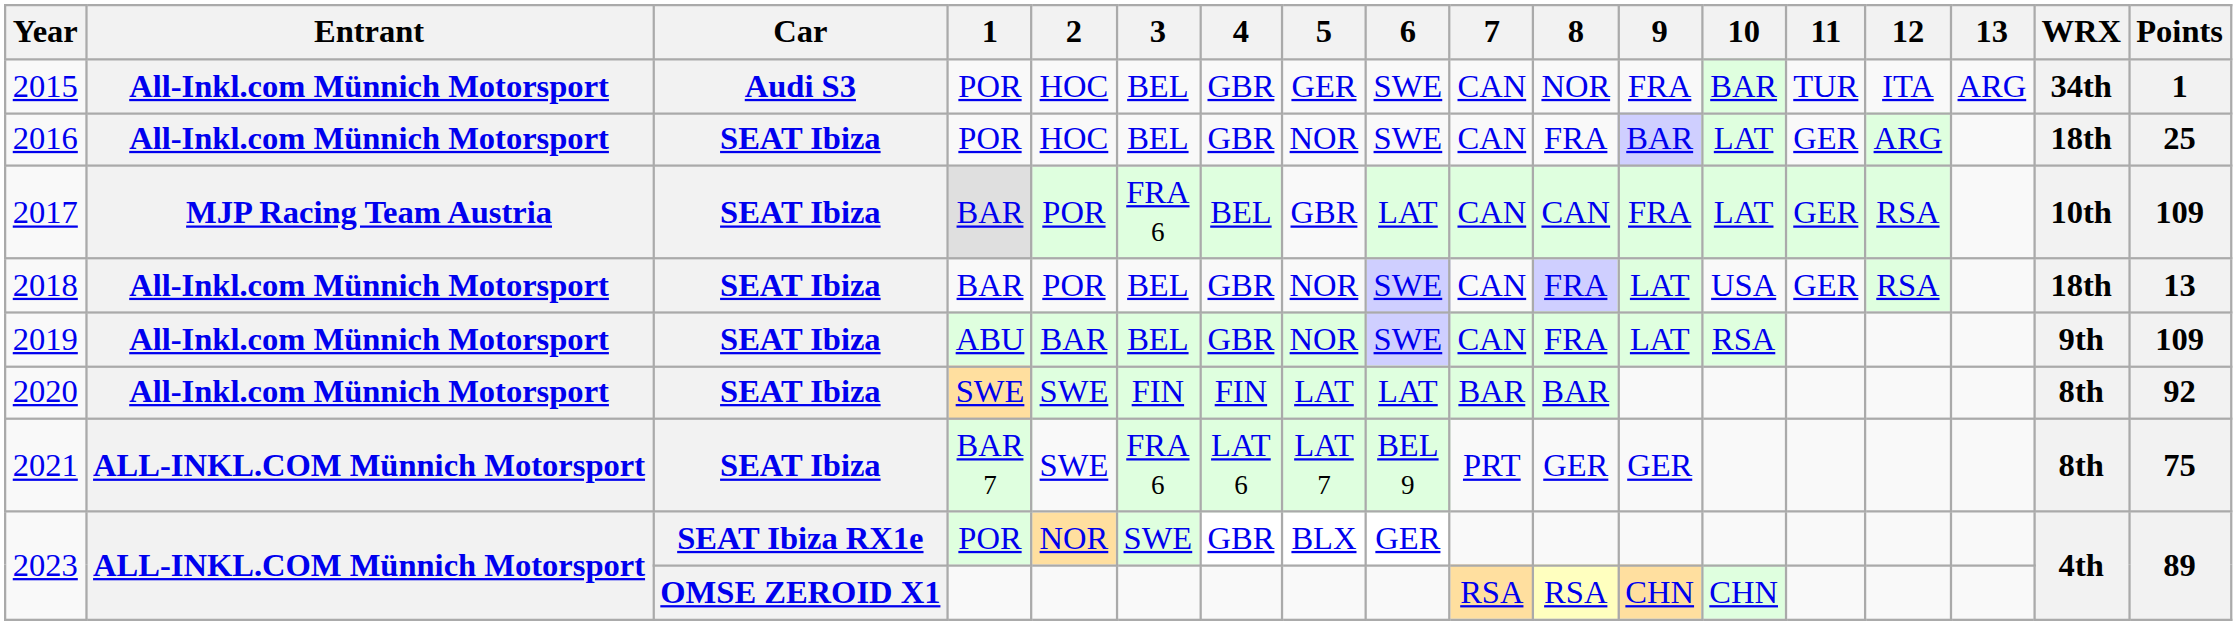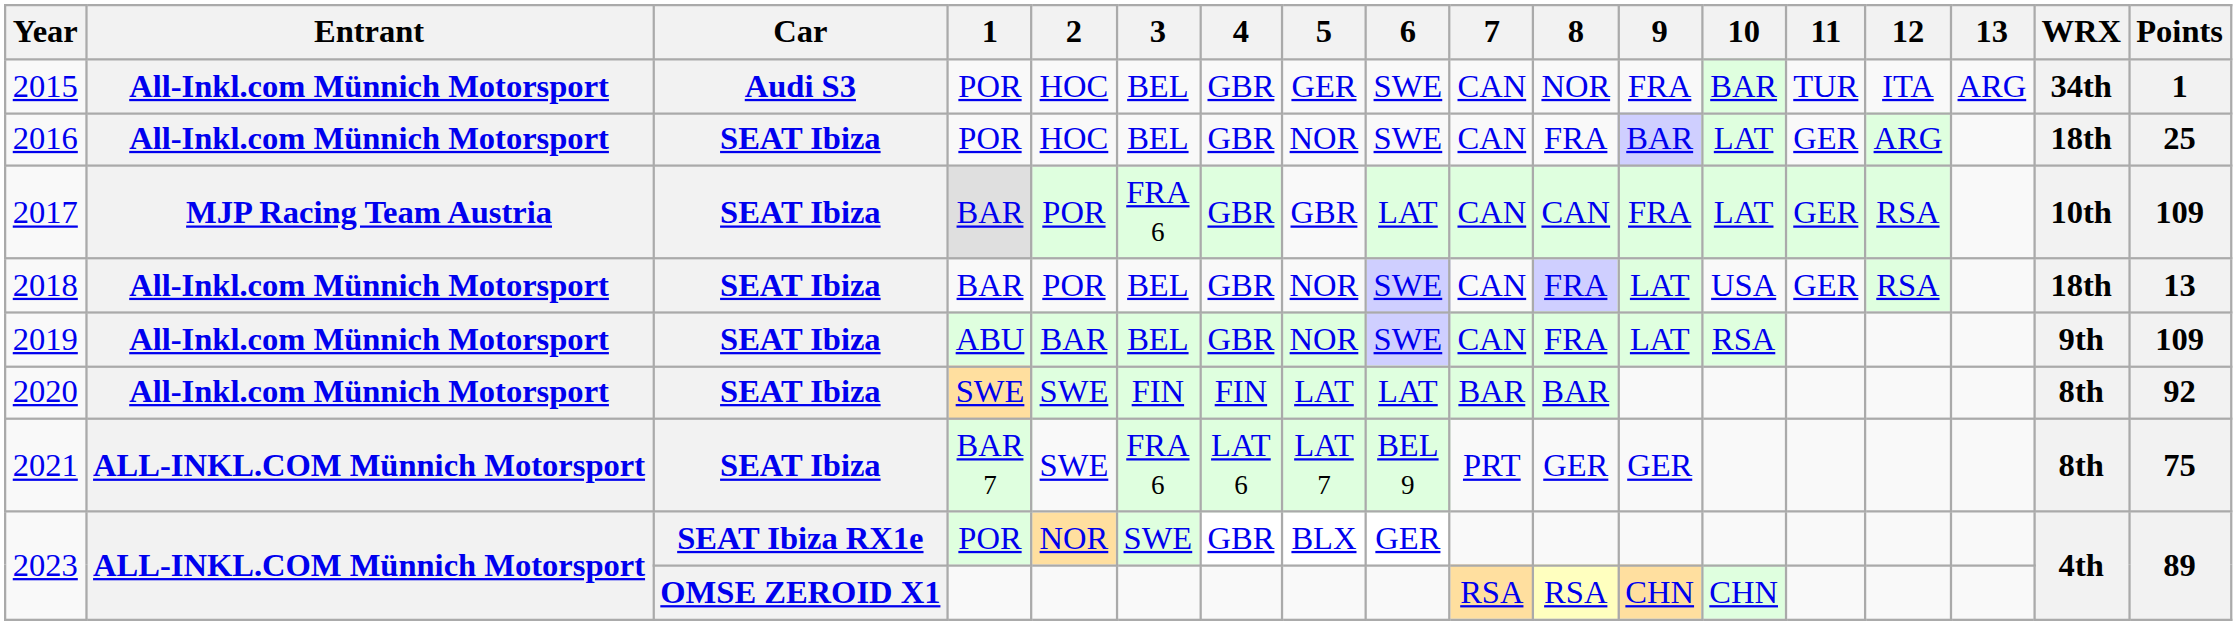(1241, 211) BEL -> (1241, 211) GBR
